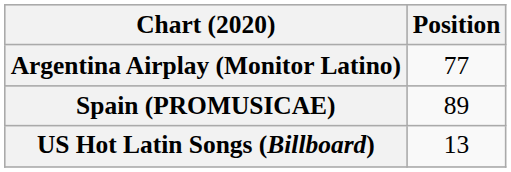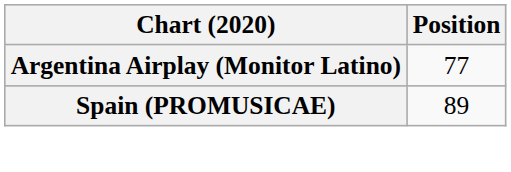- row: (206, 145)
